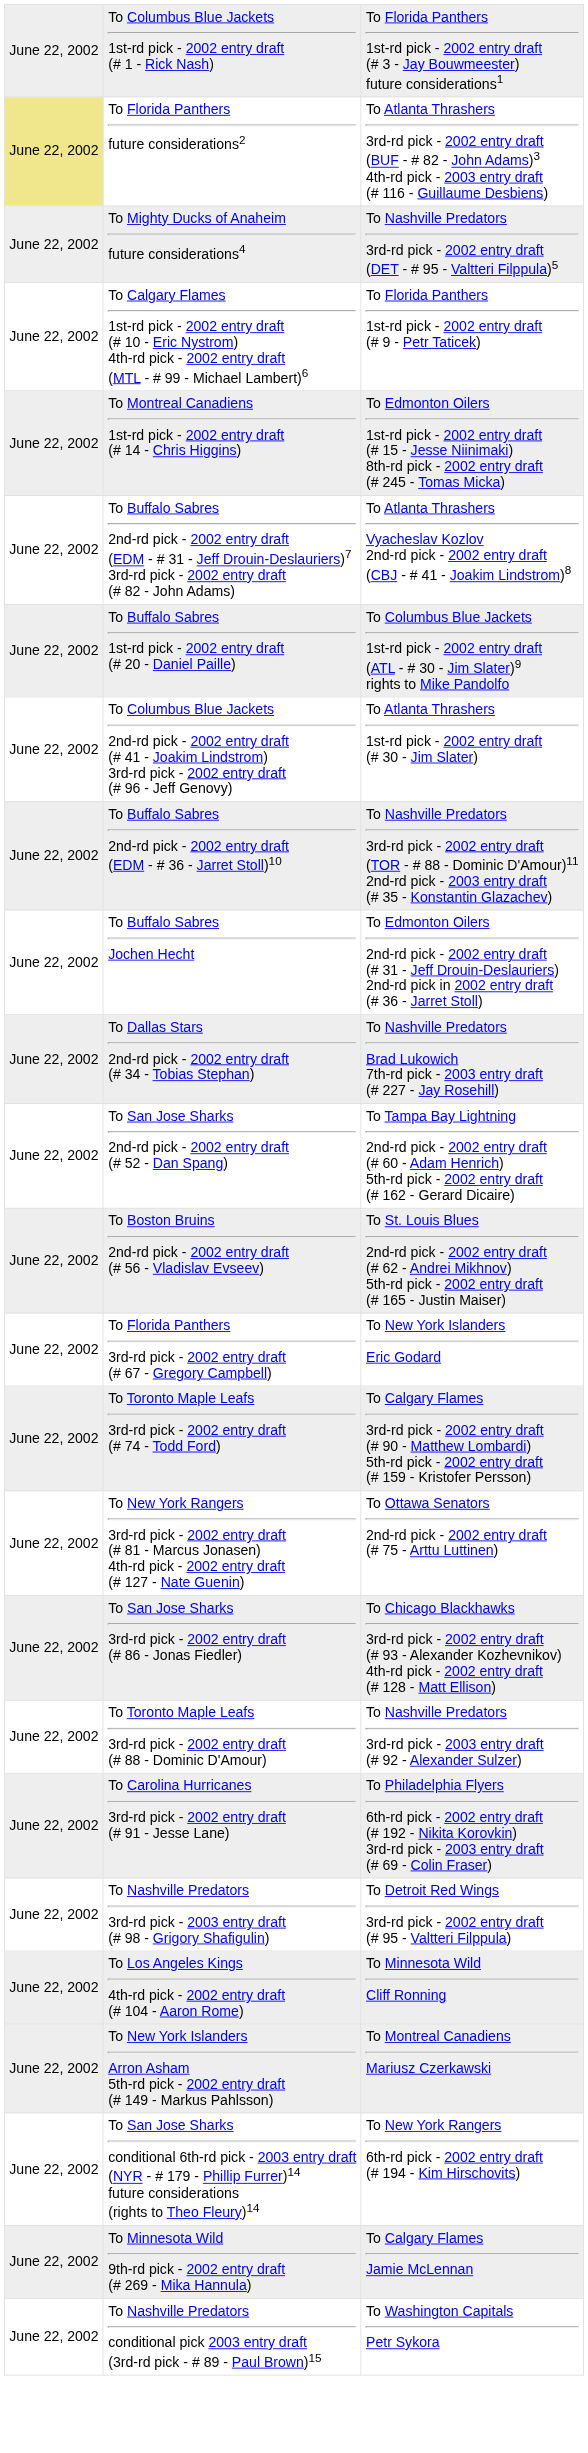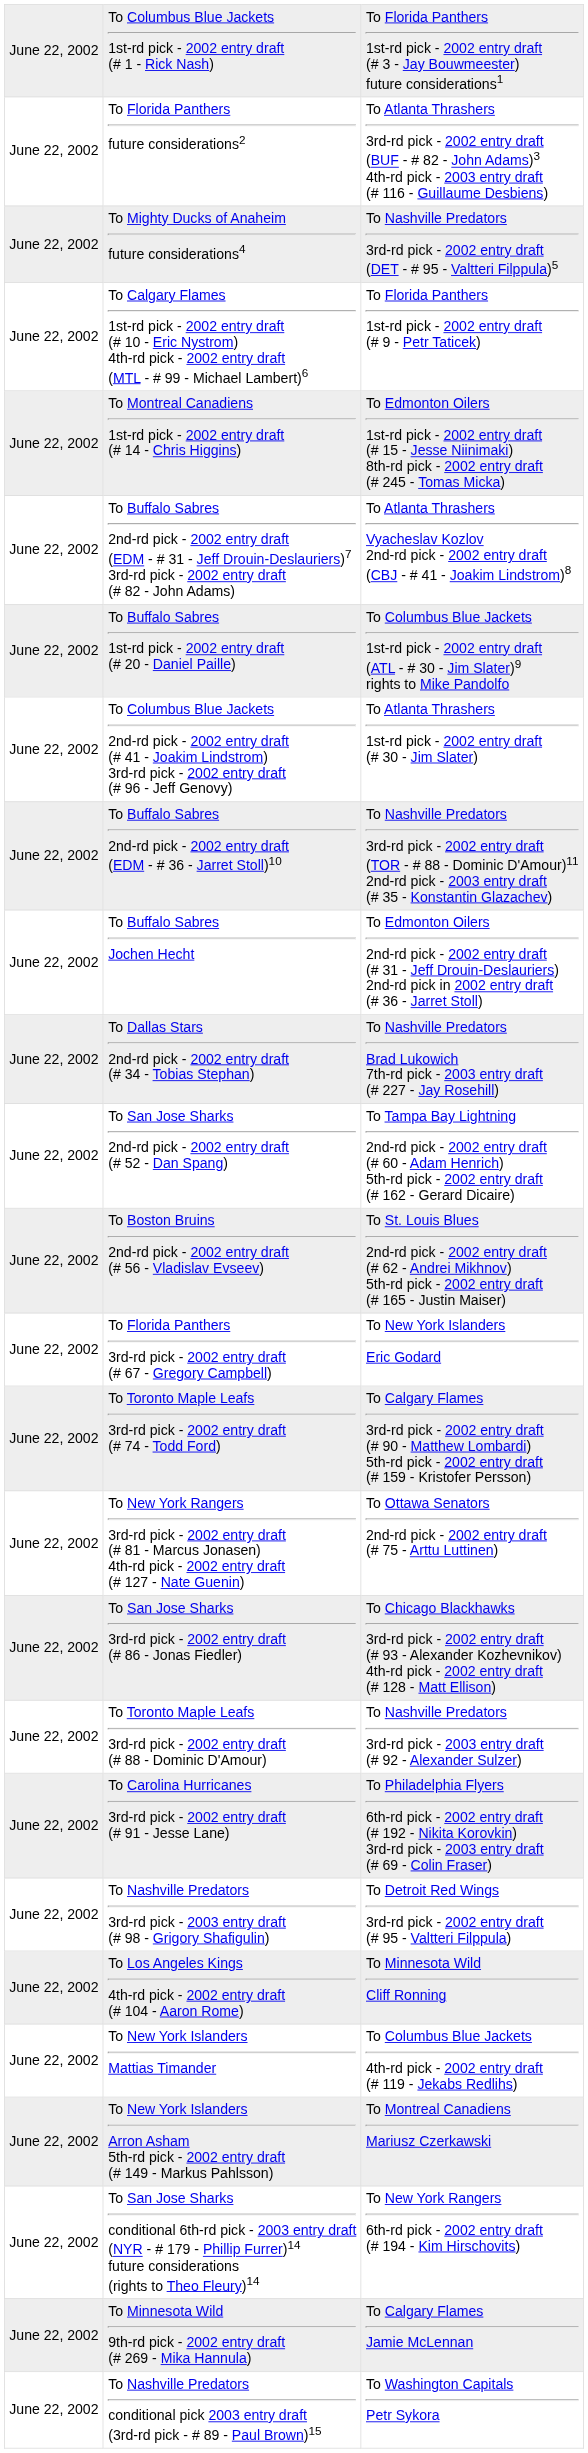(54, 151) khaki background -> (54, 151) no background
+ row: (232, 2052)
